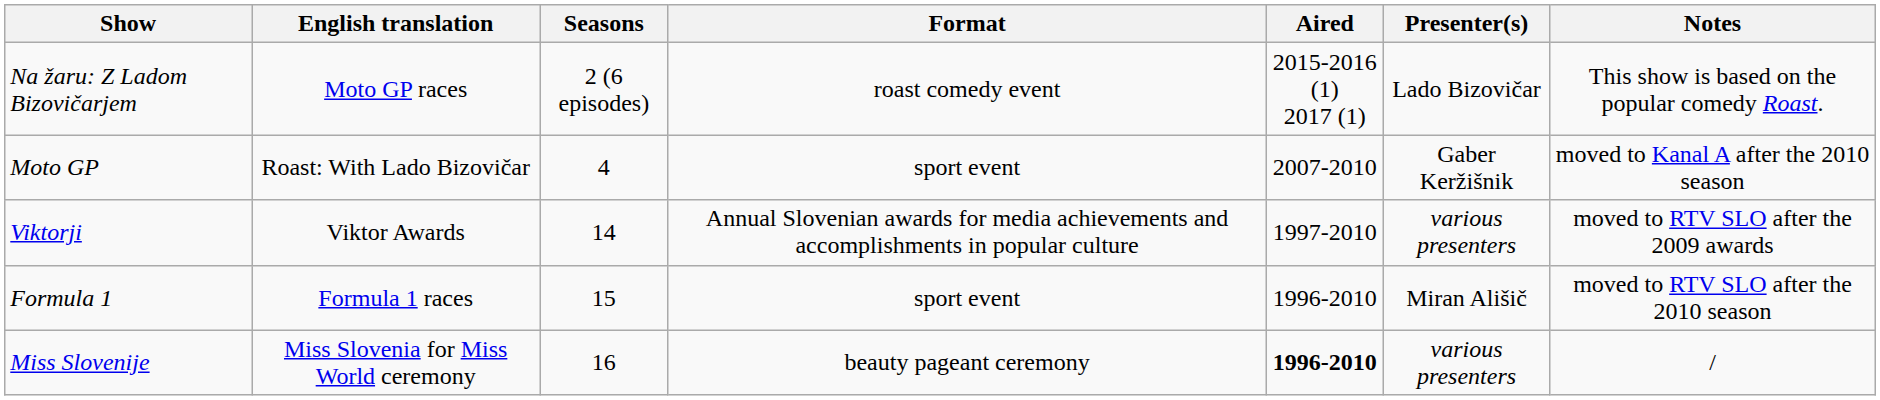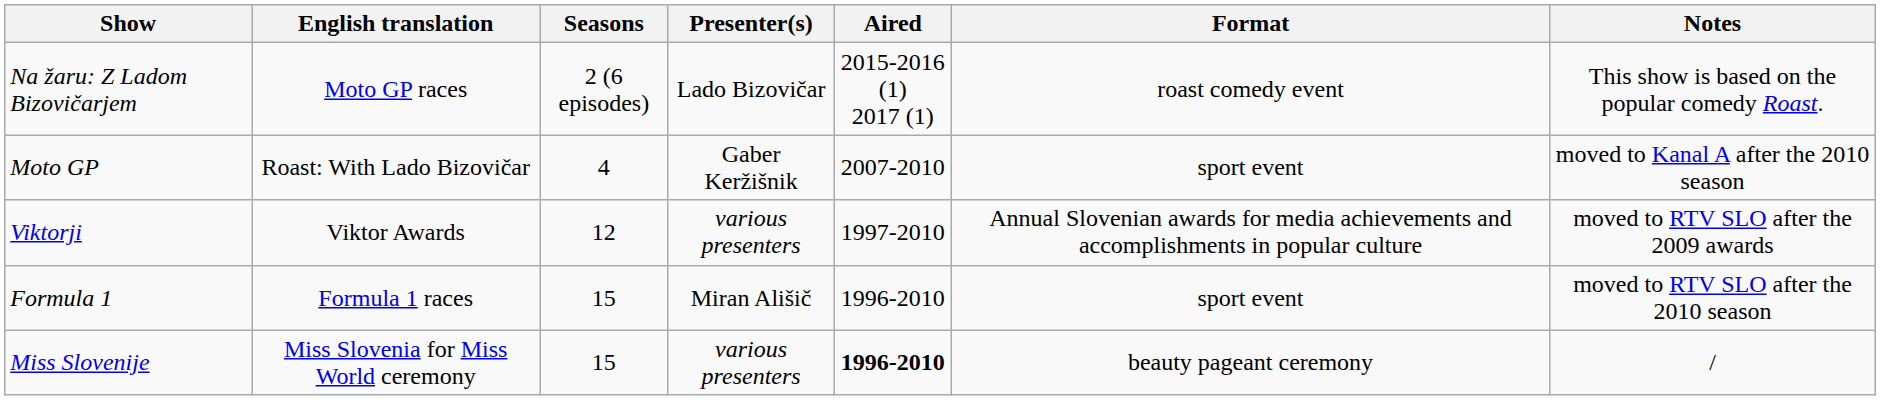columns swapped: (967, 23) <-> (1467, 23)
(604, 232) 14 -> (604, 232) 12
(604, 362) 16 -> (604, 362) 15
